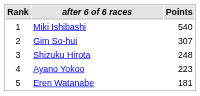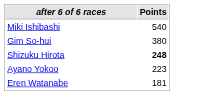- column: (18, 12)
(185, 41) 307 -> (159, 41) 380
(185, 55) normal -> (159, 55) bold
